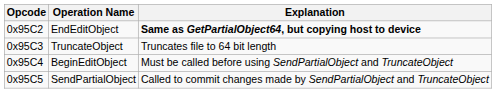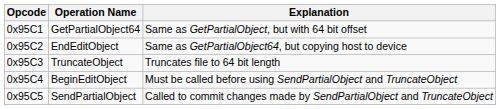+ row: (25, 29)
(281, 29) bold -> (276, 46) normal
